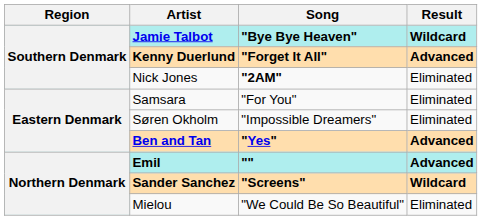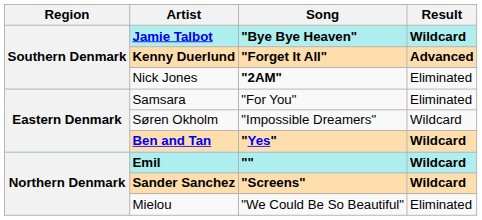(441, 120) Eliminated -> (436, 120) Wildcard
(442, 141) Advanced -> (438, 141) Wildcard
(442, 162) Advanced -> (438, 162) Wildcard
